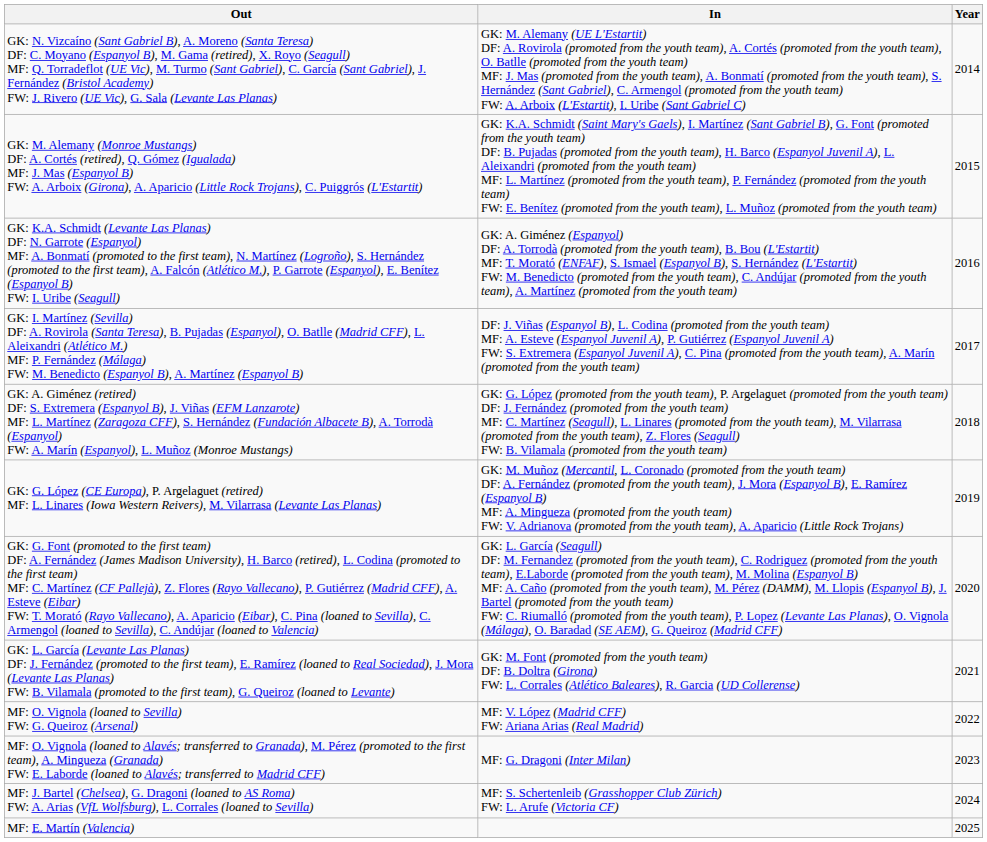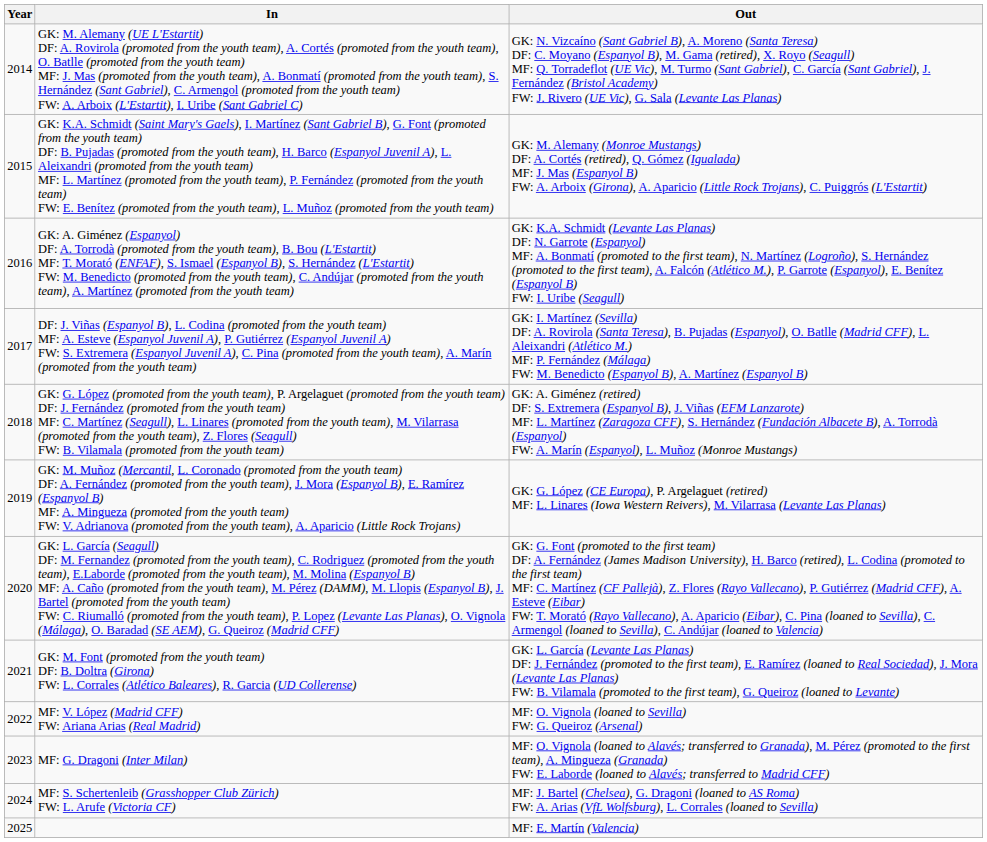columns swapped: (967, 14) <-> (241, 14)
